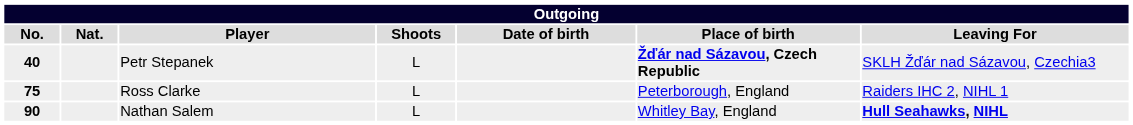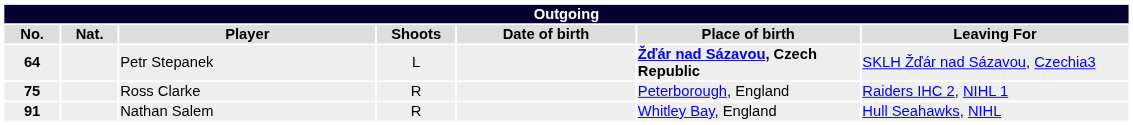(32, 62) 40 -> (32, 62) 64
(416, 91) L -> (416, 91) R
(32, 111) 90 -> (32, 111) 91
(416, 111) L -> (416, 111) R
(935, 111) bold -> (932, 111) normal
